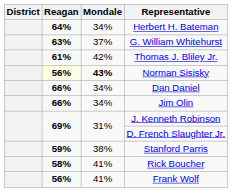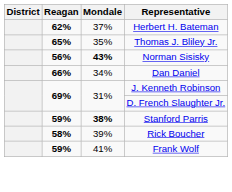(61, 27) 64% -> (61, 27) 62%
(103, 27) 34% -> (103, 27) 37%
- row: (176, 42)
(61, 57) 61% -> (61, 42) 65%
(103, 57) 42% -> (103, 42) 35%
(61, 73) lightyellow background -> (61, 57) no background
- row: (176, 103)
(103, 149) normal -> (103, 118) bold
(103, 164) 41% -> (103, 133) 39%
(61, 179) 56% -> (61, 149) 59%
